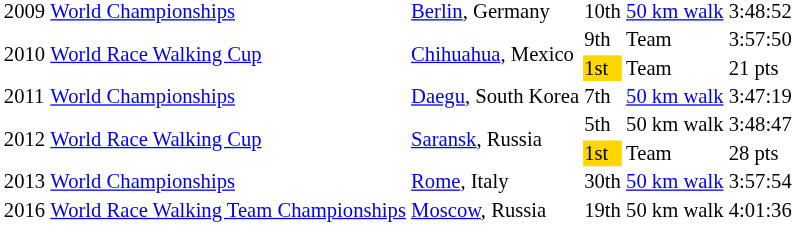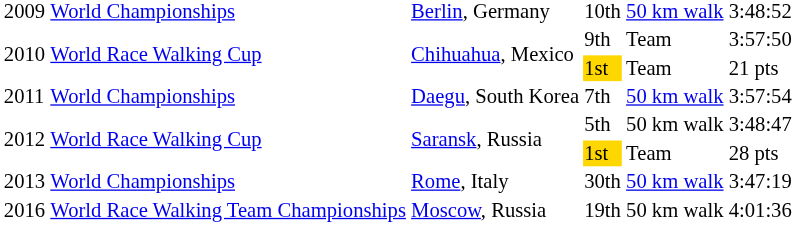(760, 96) 3:47:19 -> (760, 96) 3:57:54
(760, 181) 3:57:54 -> (760, 181) 3:47:19
